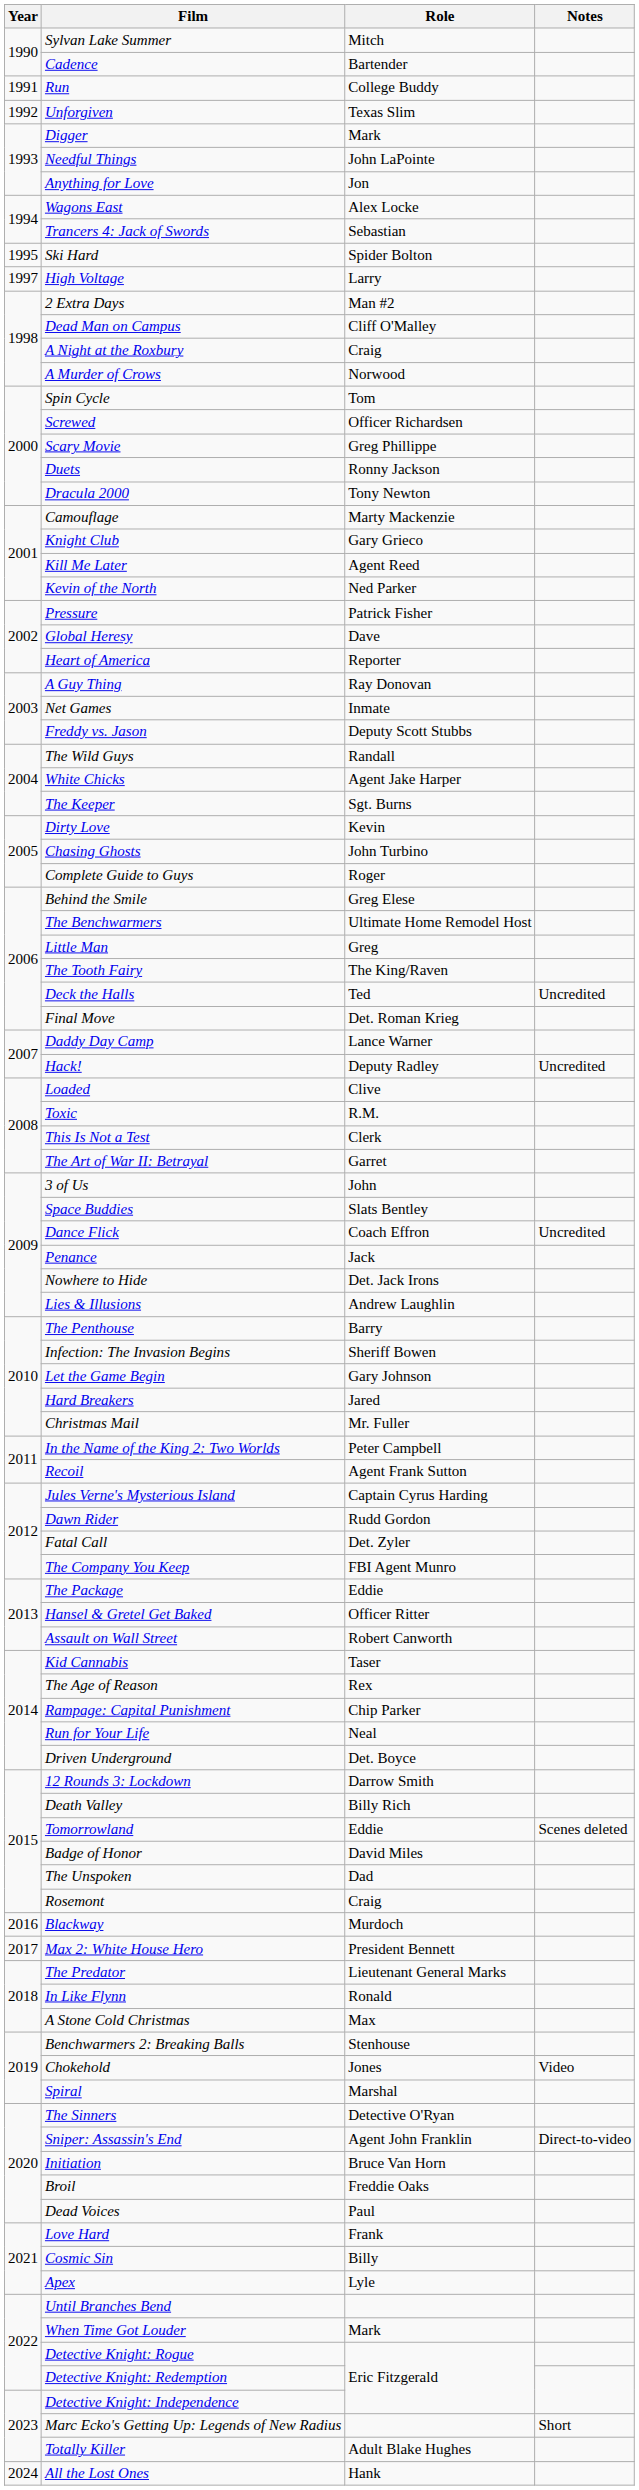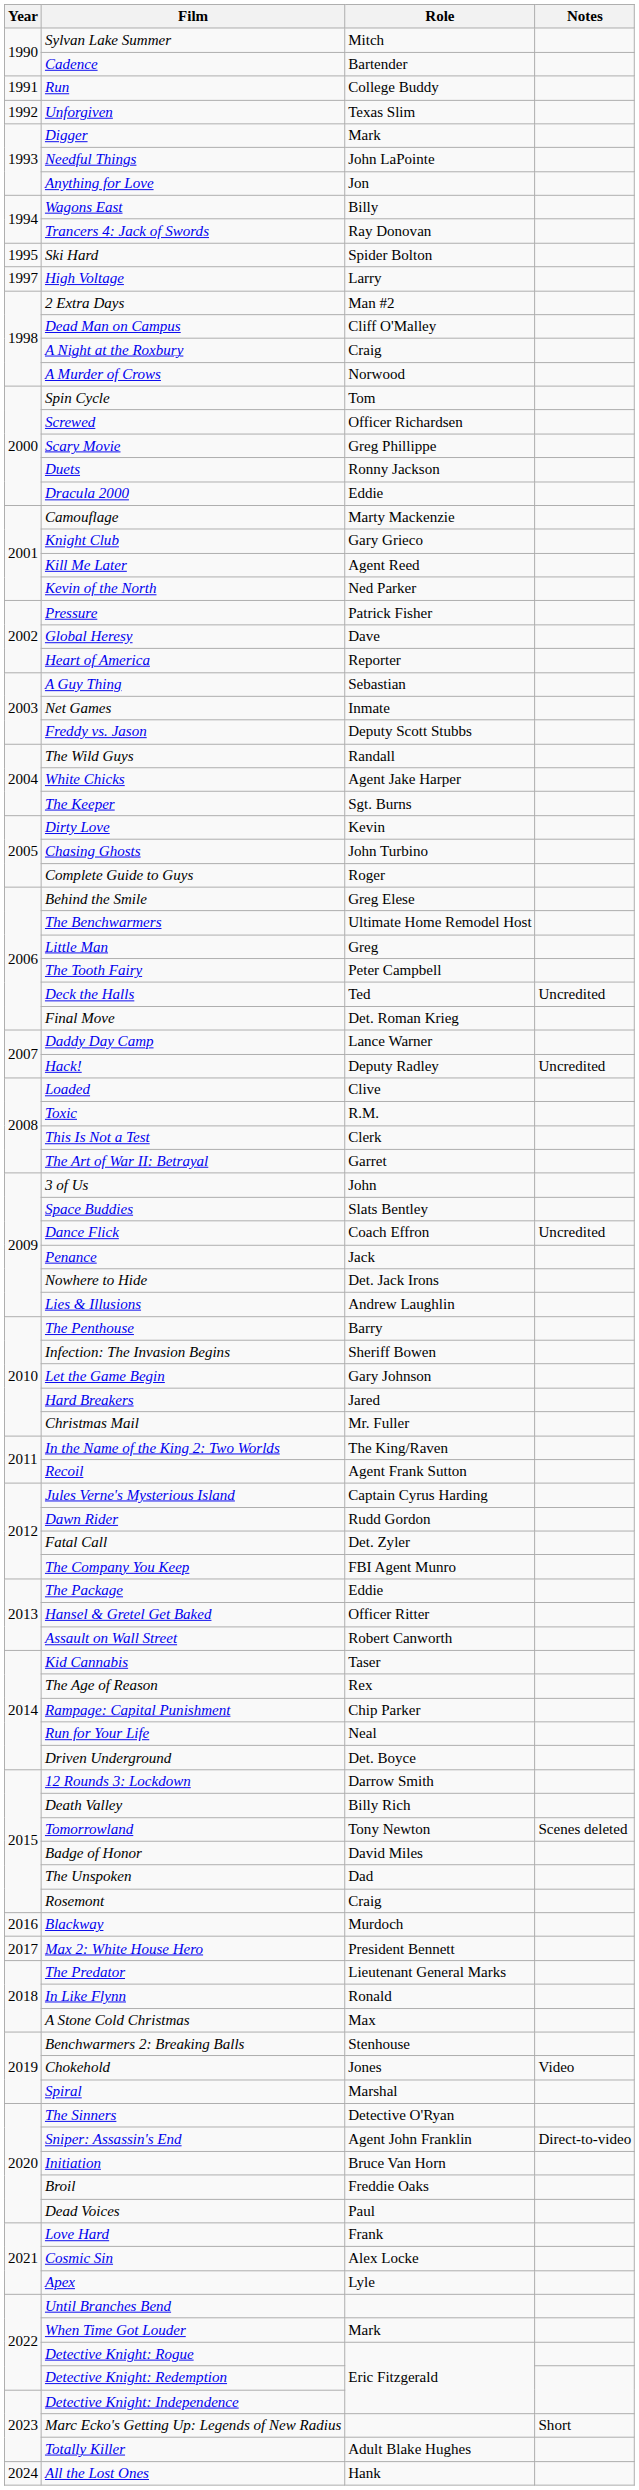(383, 207) Alex Locke -> (363, 207) Billy
(377, 231) Sebastian -> (390, 231) Ray Donovan
(389, 493) Tony Newton -> (366, 493) Eddie
(390, 684) Ray Donovan -> (377, 684) Sebastian
(398, 970) The King/Raven -> (395, 970) Peter Campbell
(395, 1447) Peter Campbell -> (398, 1447) The King/Raven
(366, 1829) Eddie -> (389, 1829) Tony Newton
(363, 2258) Billy -> (383, 2258) Alex Locke
